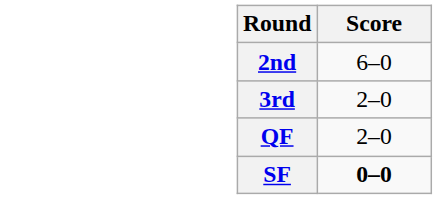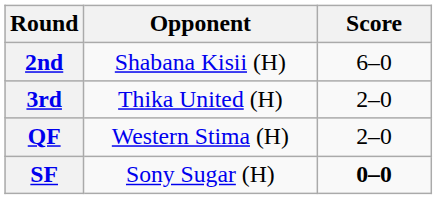+ column: (200, 23)
